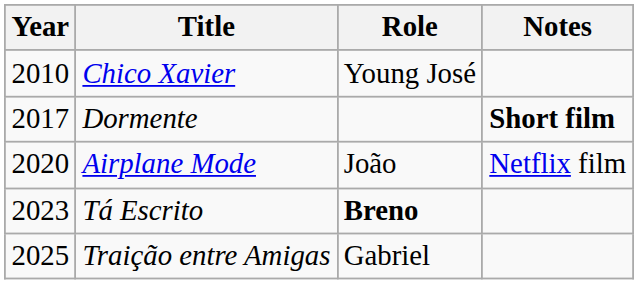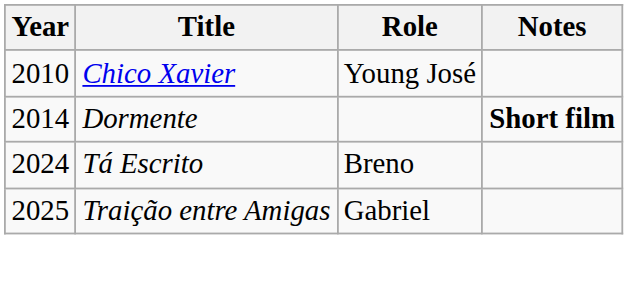(40, 118) 2017 -> (40, 118) 2014
- row: (169, 164)
(40, 210) 2023 -> (40, 164) 2024
(381, 210) bold -> (379, 164) normal
